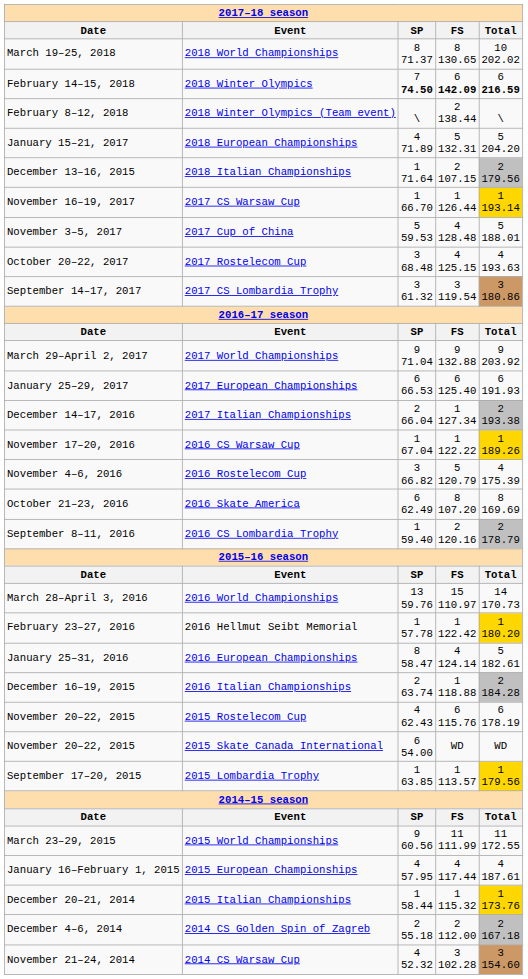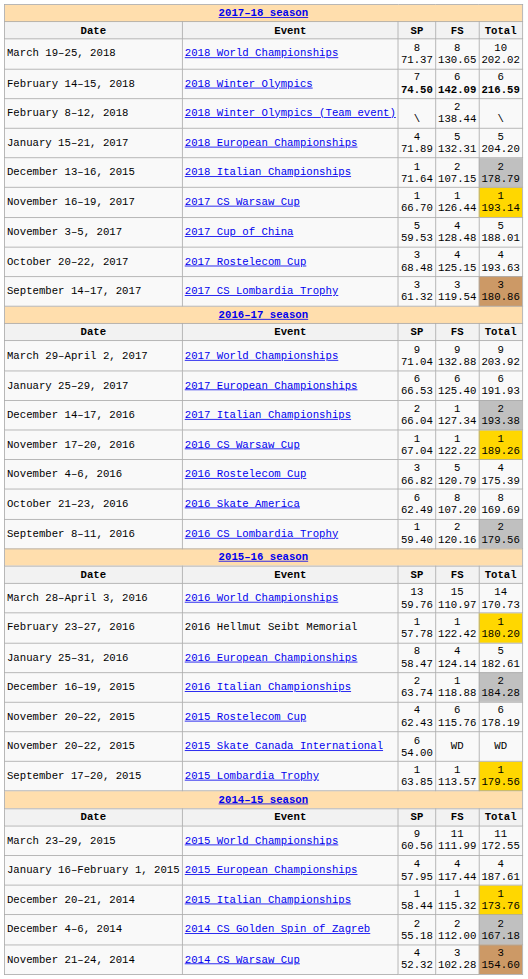(501, 173) 2 179.56 -> (501, 173) 2 178.79
(501, 534) 2 178.79 -> (501, 534) 2 179.56
